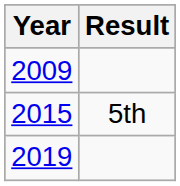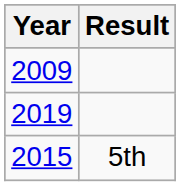rows swapped: (42, 113) <-> (42, 157)
